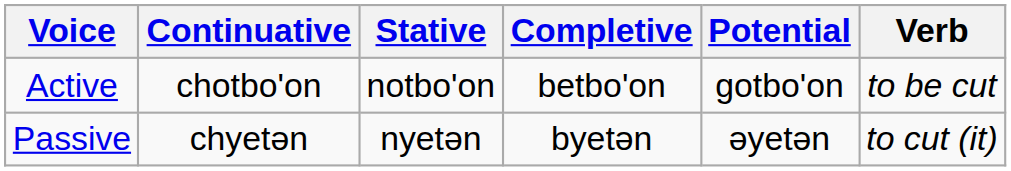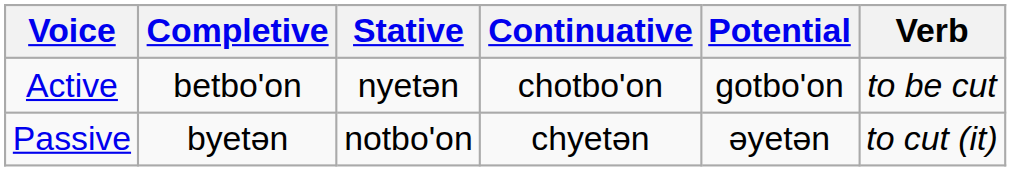columns swapped: (249, 31) <-> (602, 31)
(431, 84) notbo'on -> (408, 84) nyetən
(431, 138) nyetən -> (408, 138) notbo'on
